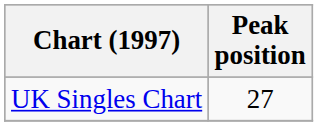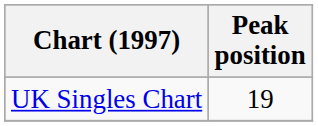(260, 98) 27 -> (260, 98) 19
